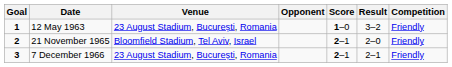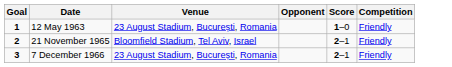- column: (373, 12)
